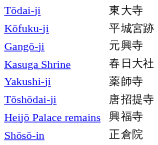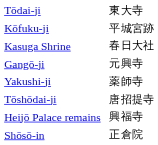rows swapped: (37, 63) <-> (24, 46)
